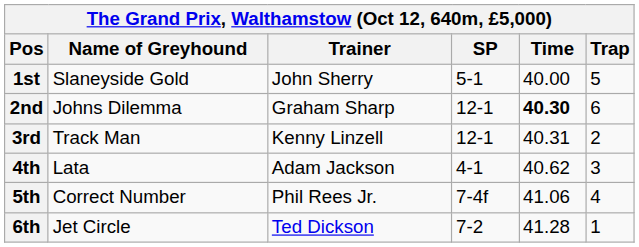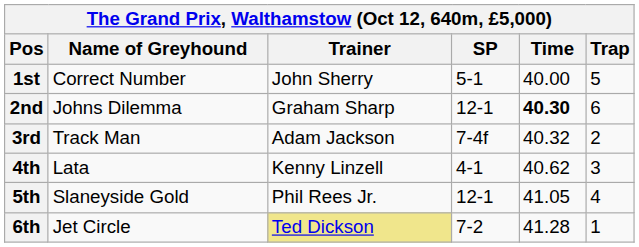(121, 78) Slaneyside Gold -> (119, 78) Correct Number
(328, 138) Kenny Linzell -> (333, 138) Adam Jackson
(475, 138) 12-1 -> (472, 138) 7-4f
(547, 138) 40.31 -> (547, 138) 40.32
(333, 167) Adam Jackson -> (328, 167) Kenny Linzell
(119, 197) Correct Number -> (121, 197) Slaneyside Gold
(472, 197) 7-4f -> (475, 197) 12-1
(547, 197) 41.06 -> (547, 197) 41.05
(323, 227) no background -> (323, 227) khaki background
